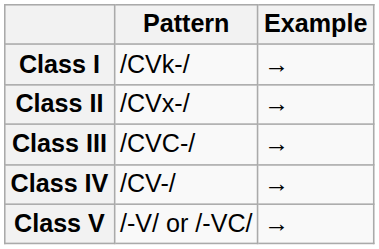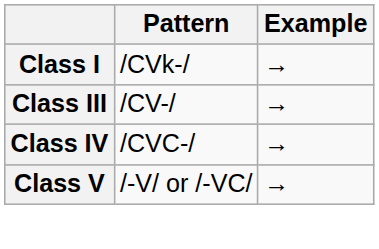- row: (59, 104)
(158, 143) /CVC-/ -> (148, 104) /CV-/
(148, 183) /CV-/ -> (158, 143) /CVC-/
